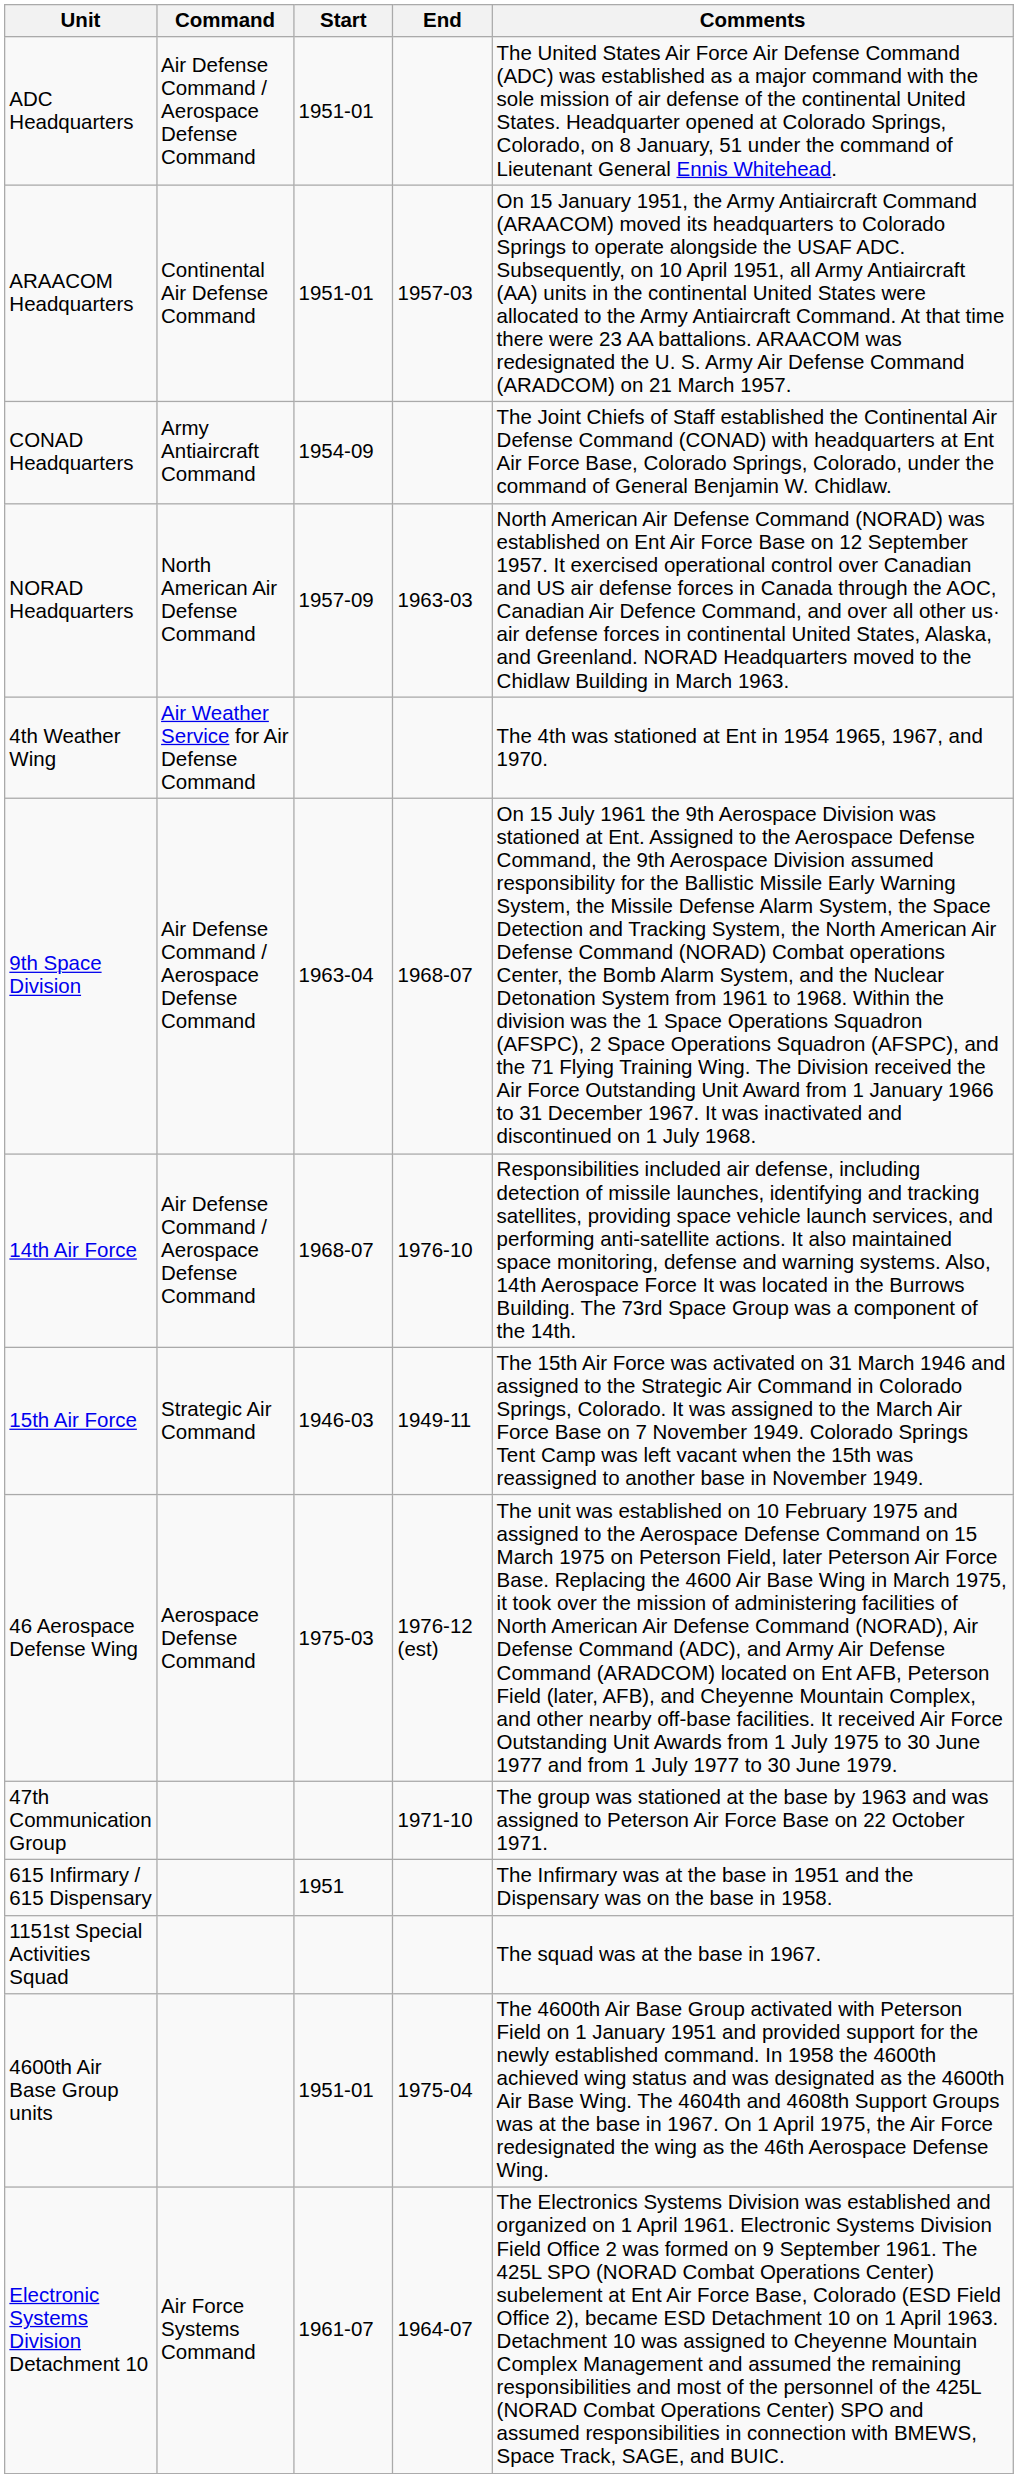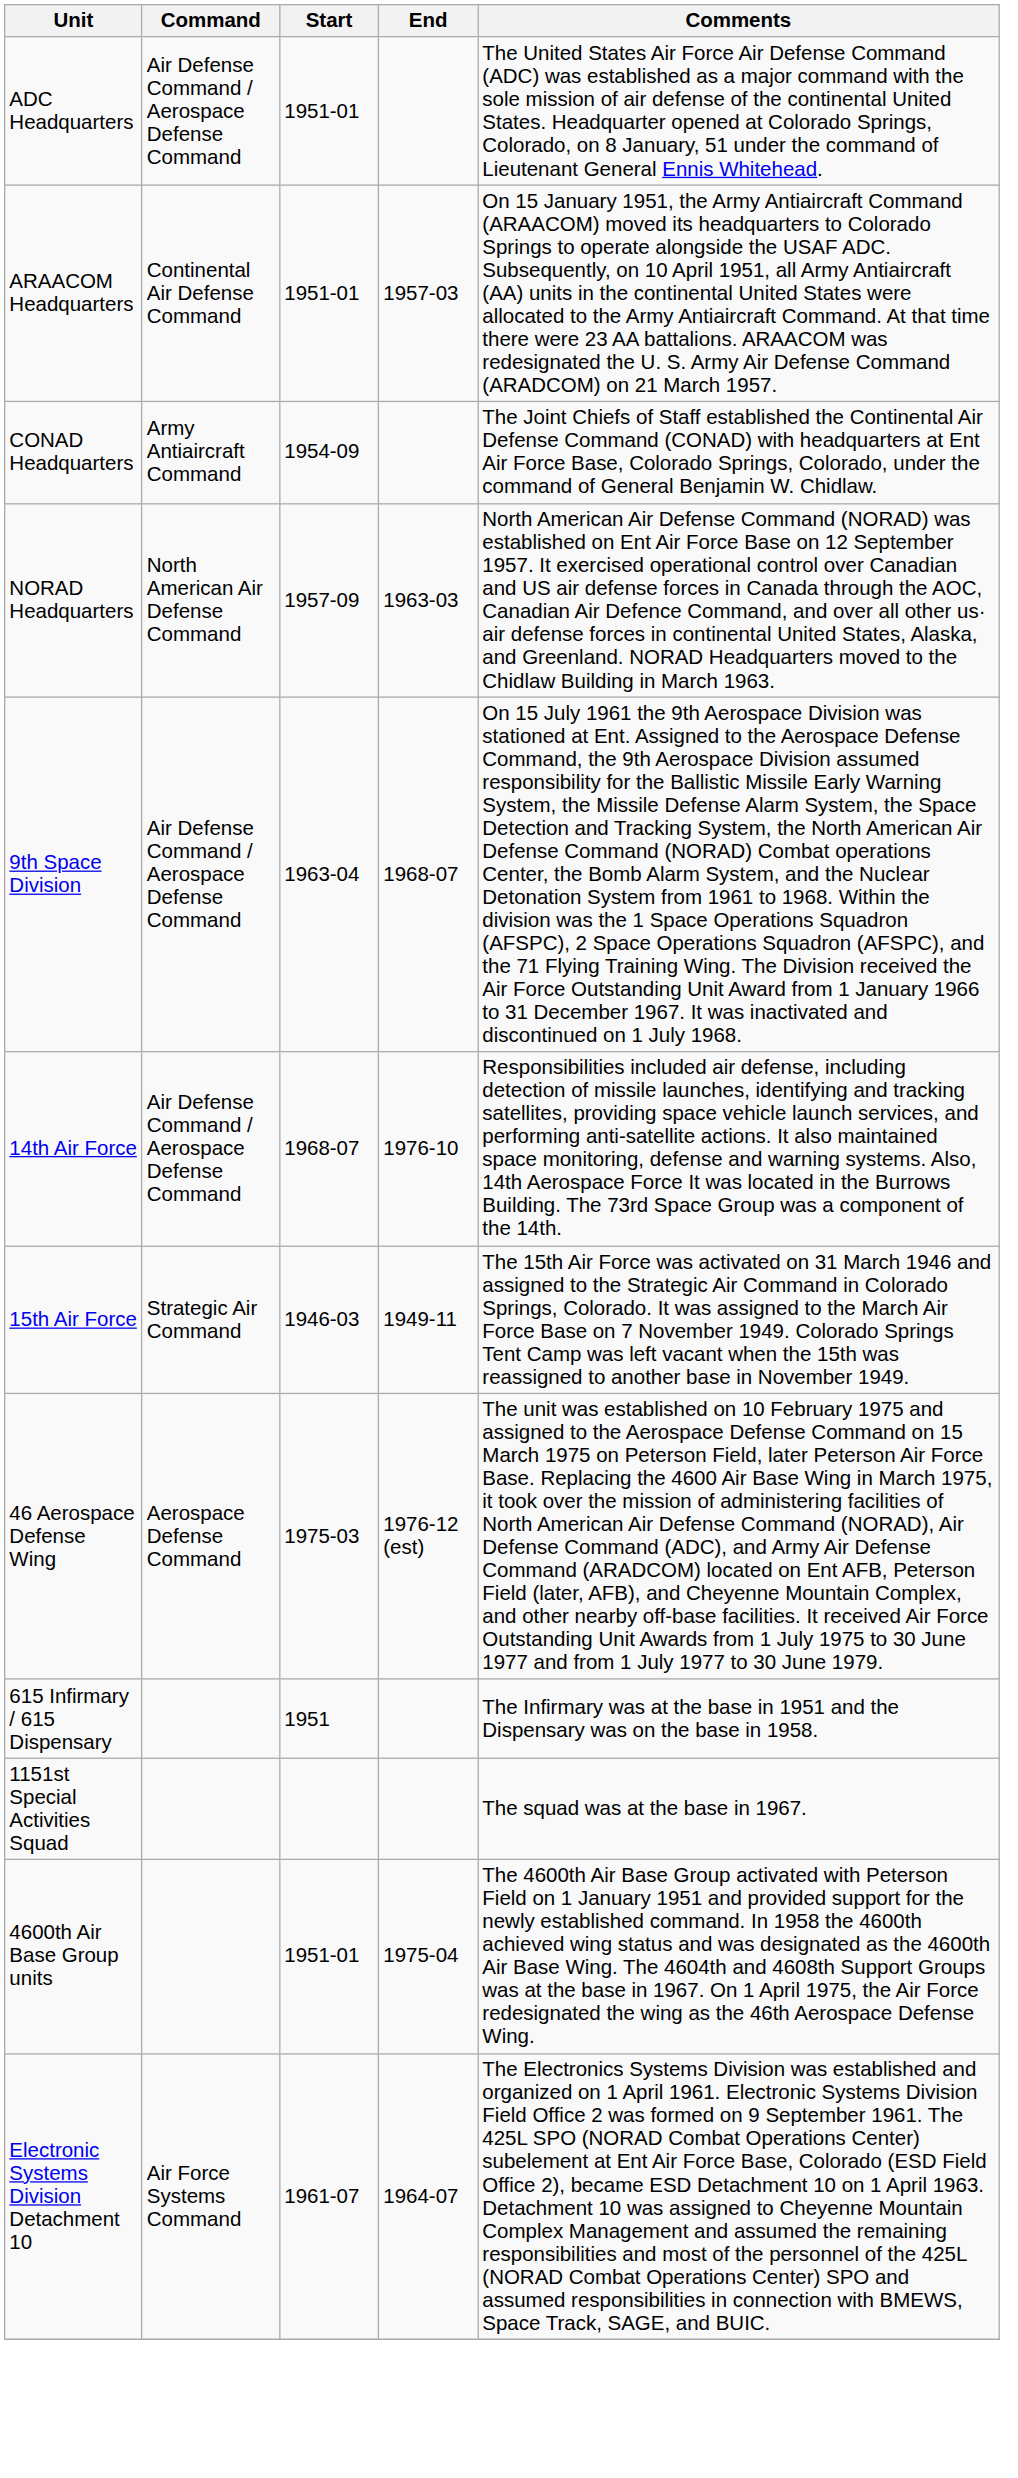- row: (65, 747)
- row: (80, 1820)
